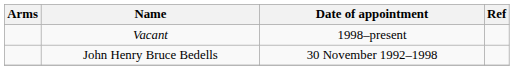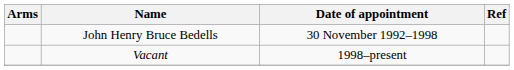rows swapped: (150, 55) <-> (150, 34)
